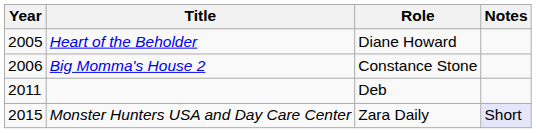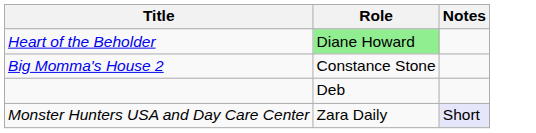- column: (25, 16)
(407, 41) no background -> (366, 41) lightgreen background
